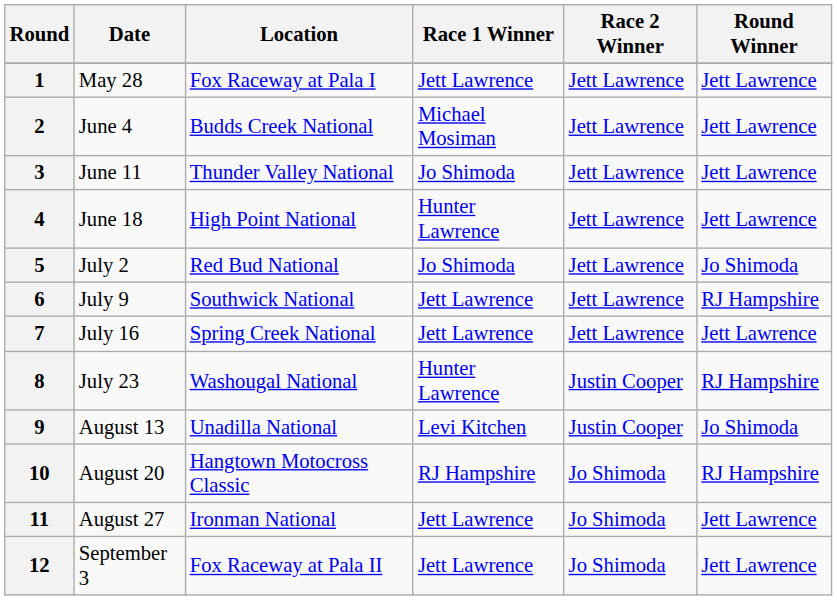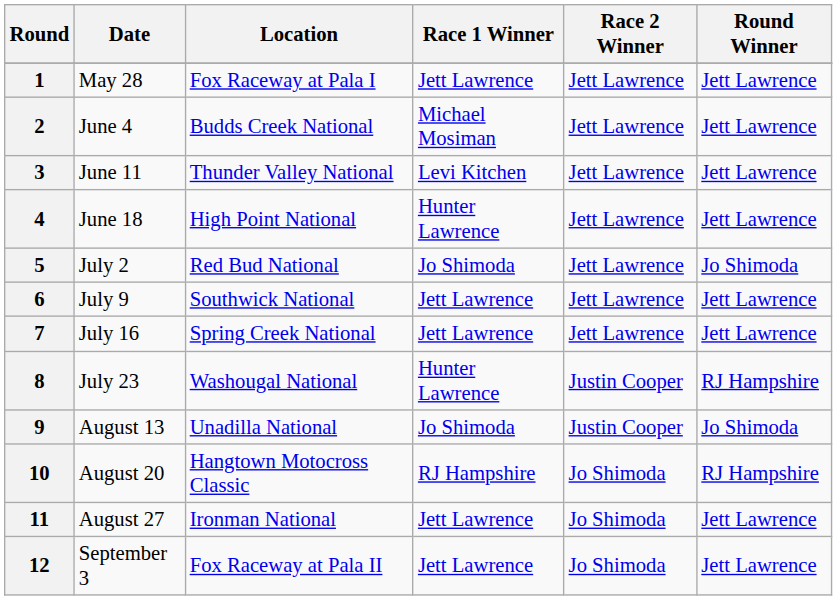(466, 172) Jo Shimoda -> (472, 172) Levi Kitchen
(760, 299) RJ Hampshire -> (759, 299) Jett Lawrence
(472, 426) Levi Kitchen -> (466, 426) Jo Shimoda
